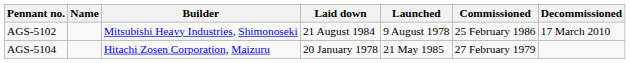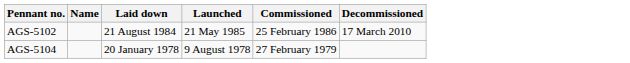- column: (201, 13)
(416, 31) 9 August 1978 -> (215, 31) 21 May 1985
(414, 49) 21 May 1985 -> (217, 49) 9 August 1978
